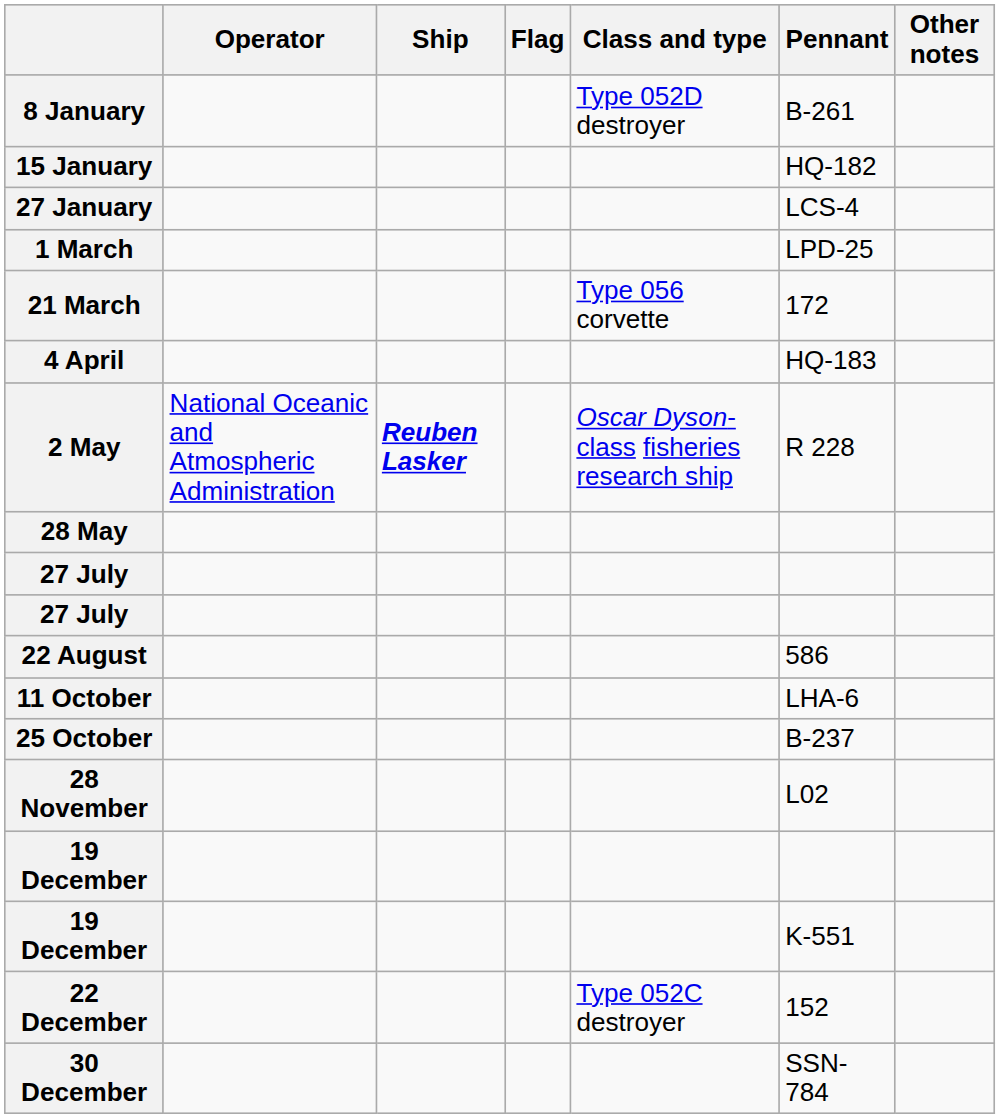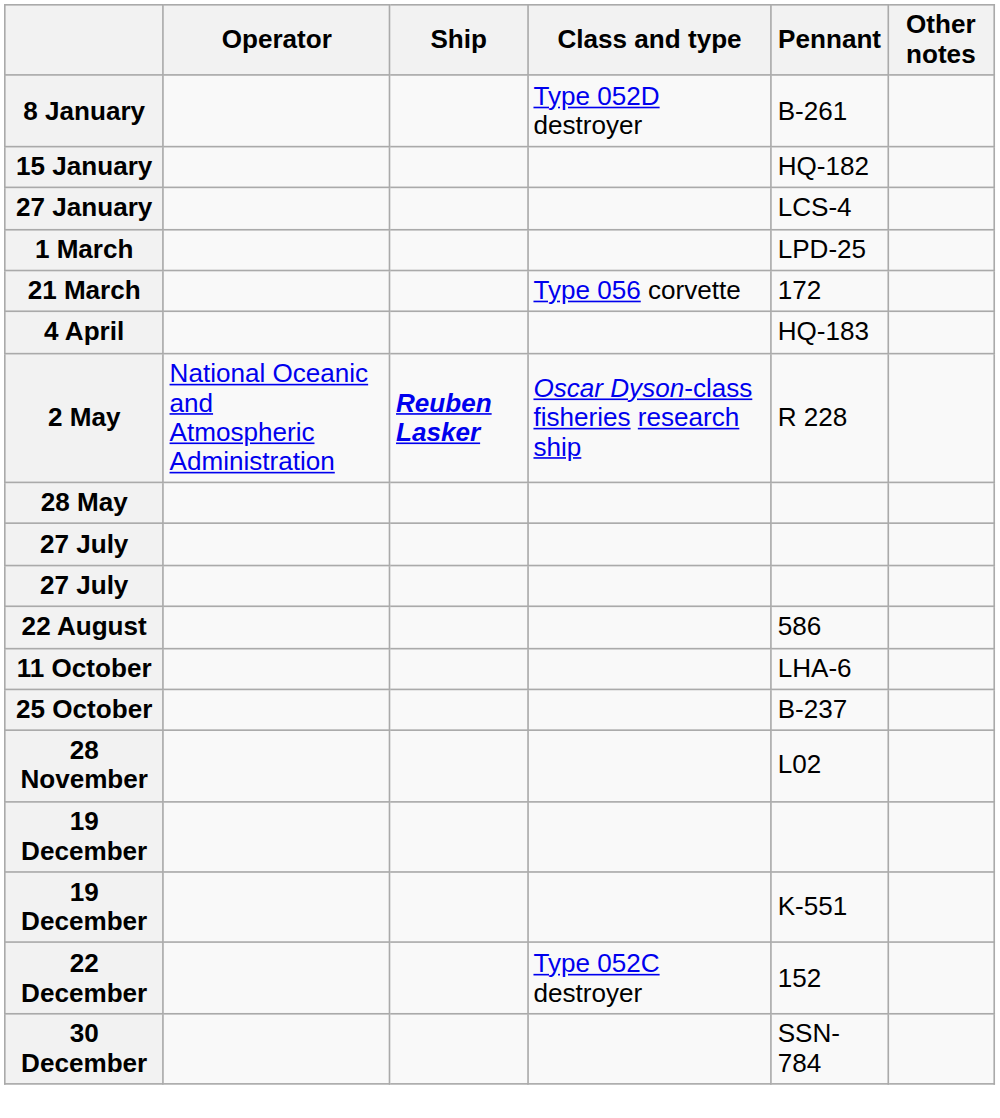- column: (538, 39)
